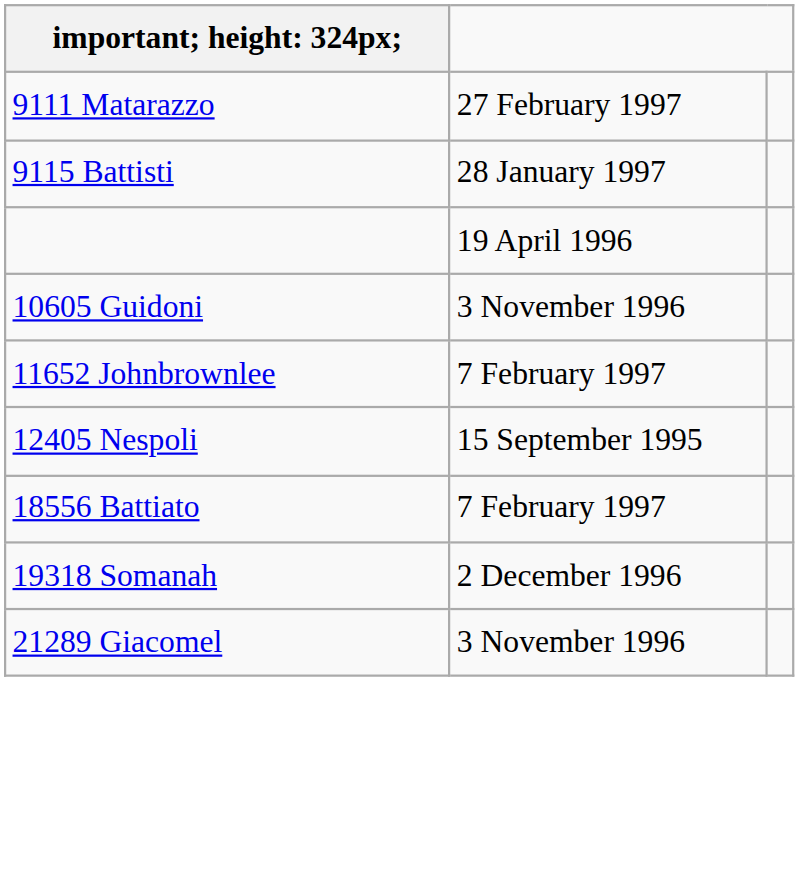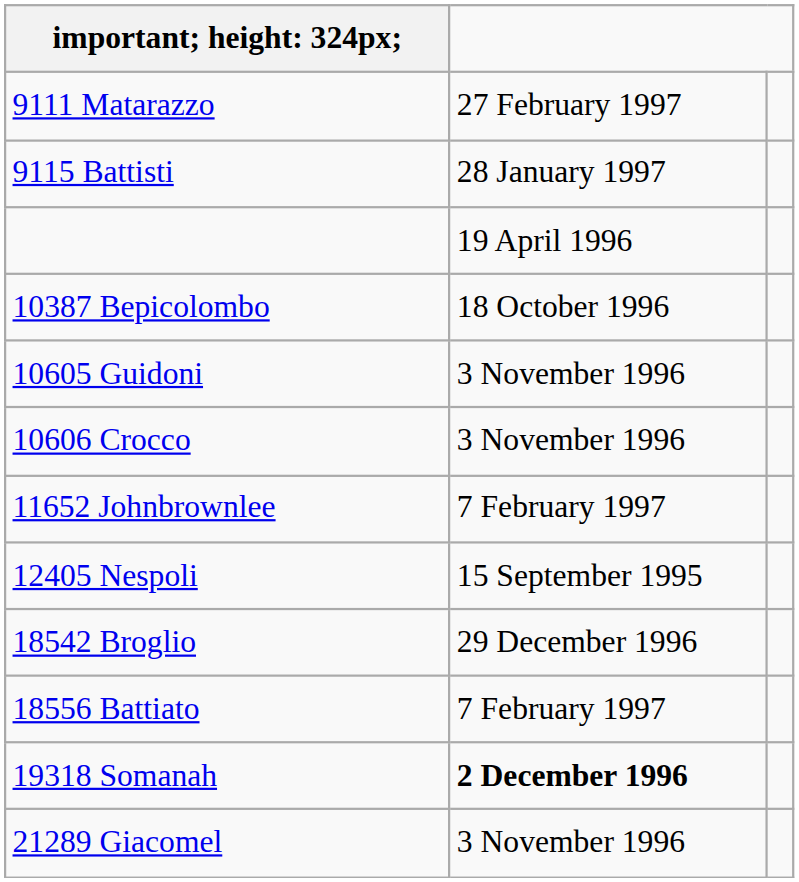+ row: (141, 306)
+ row: (102, 440)
+ row: (104, 641)
(569, 574) normal -> (572, 775) bold
